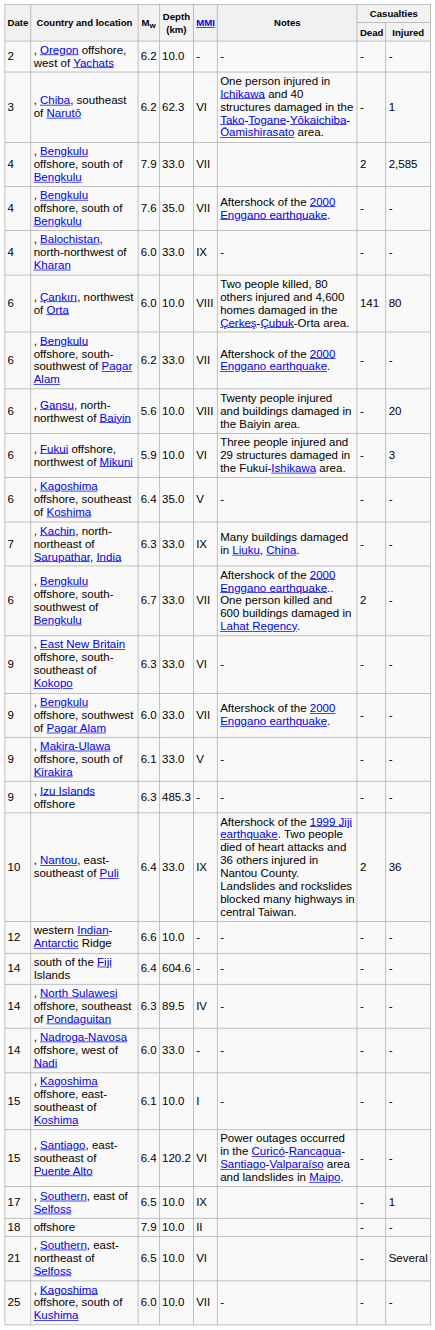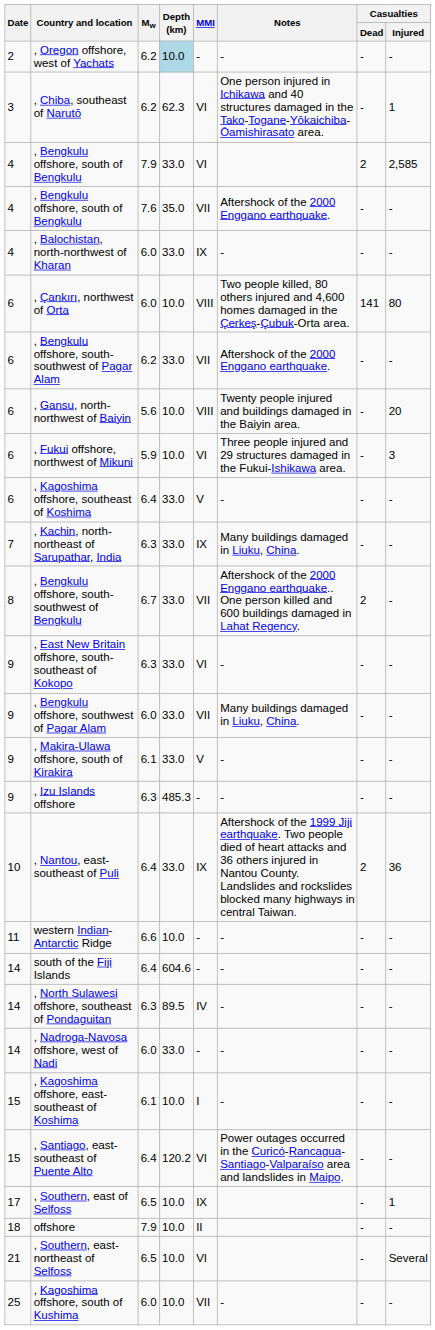(173, 56) no background -> (173, 56) lightblue background
(203, 164) VII -> (202, 164) VI
(173, 499) 35.0 -> (173, 499) 33.0
(11, 601) 6 -> (11, 601) 8
(278, 715) Aftershock of the 2000 Enggano earthquake. -> (284, 715) Many buildings damaged in Liuku, China.
(14, 937) 12 -> (14, 937) 11
